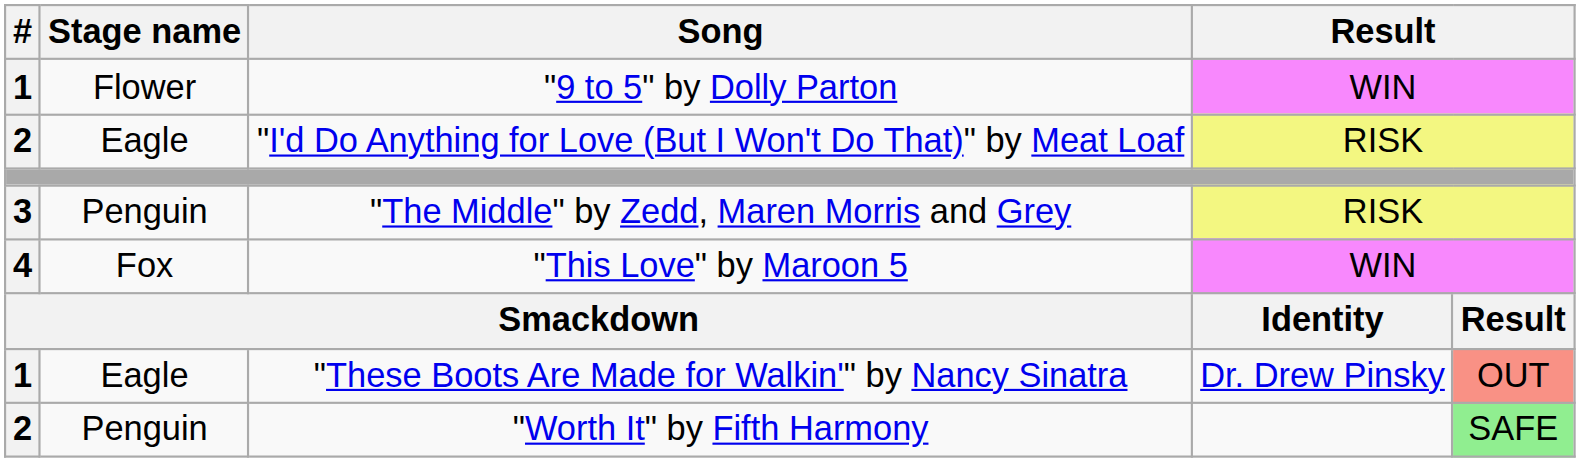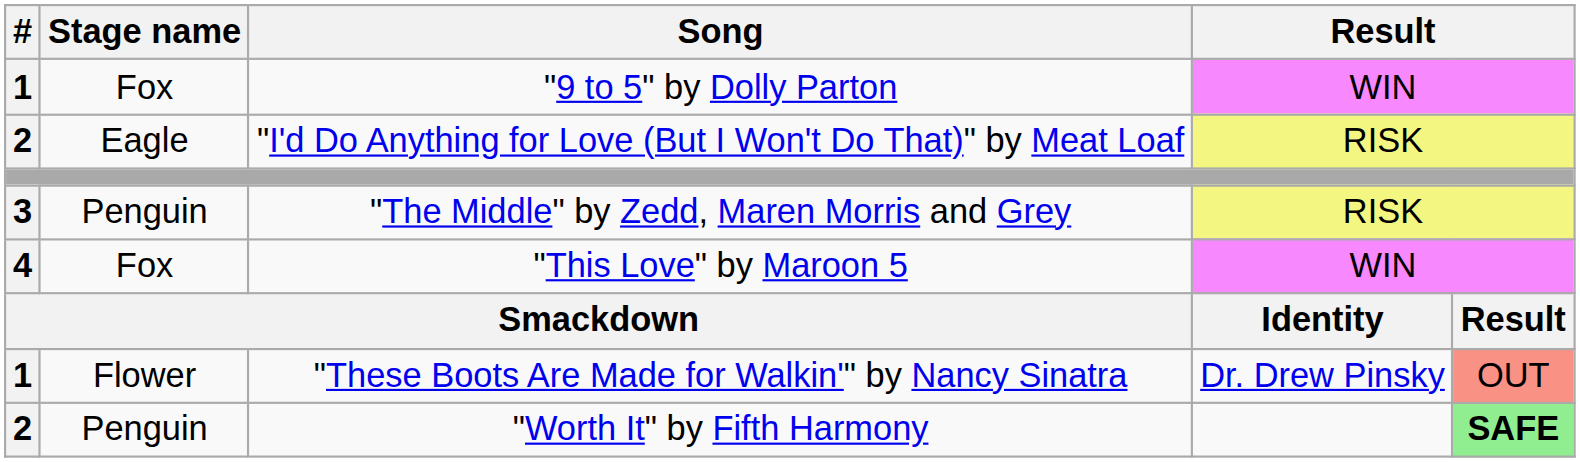(145, 86) Flower -> (145, 86) Fox
(145, 374) Eagle -> (145, 374) Flower
(1513, 429) normal -> (1513, 429) bold
